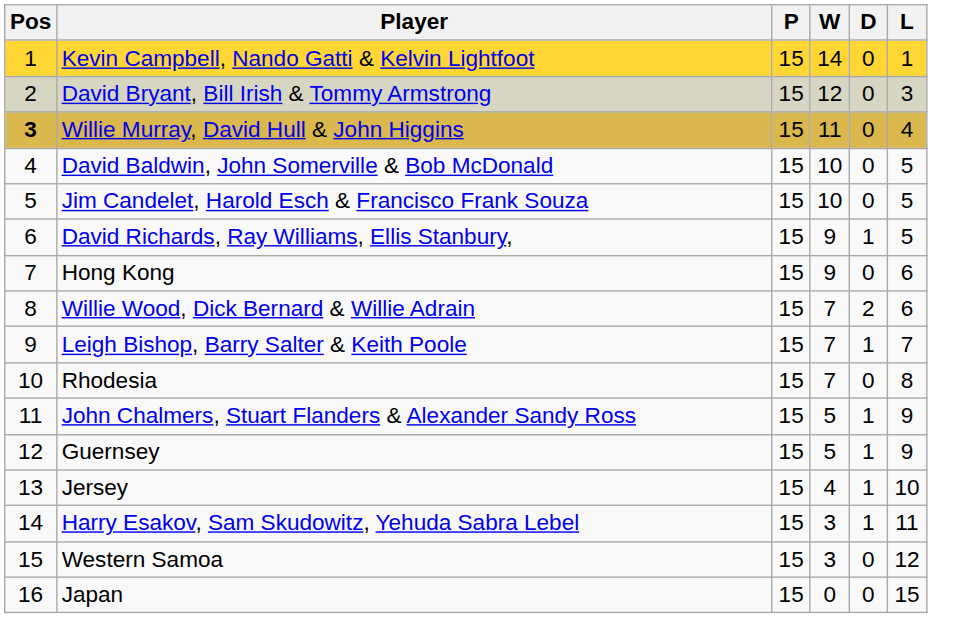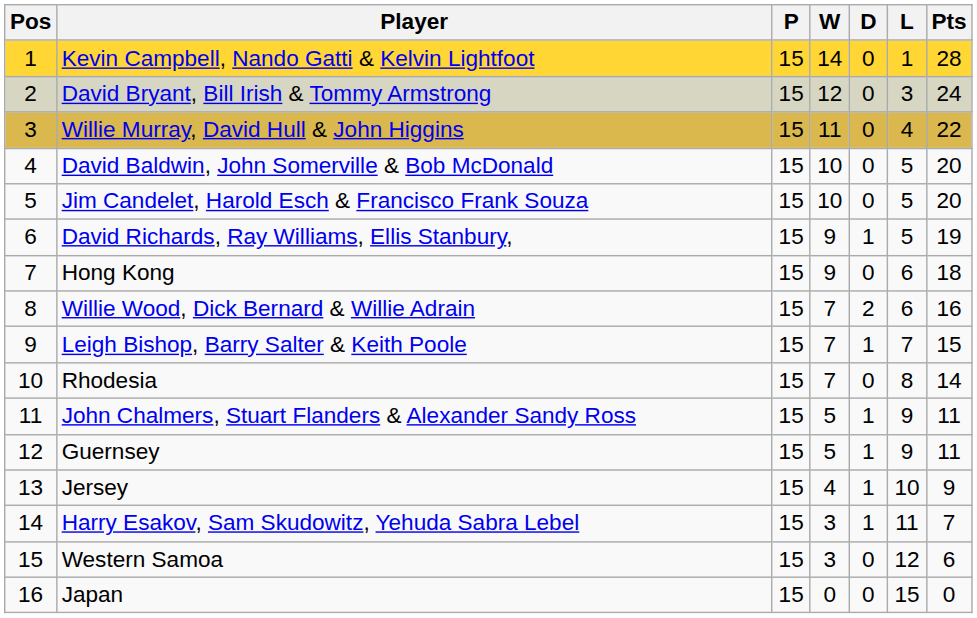+ column: (949, 22)
(31, 129) bold -> (31, 129) normal
